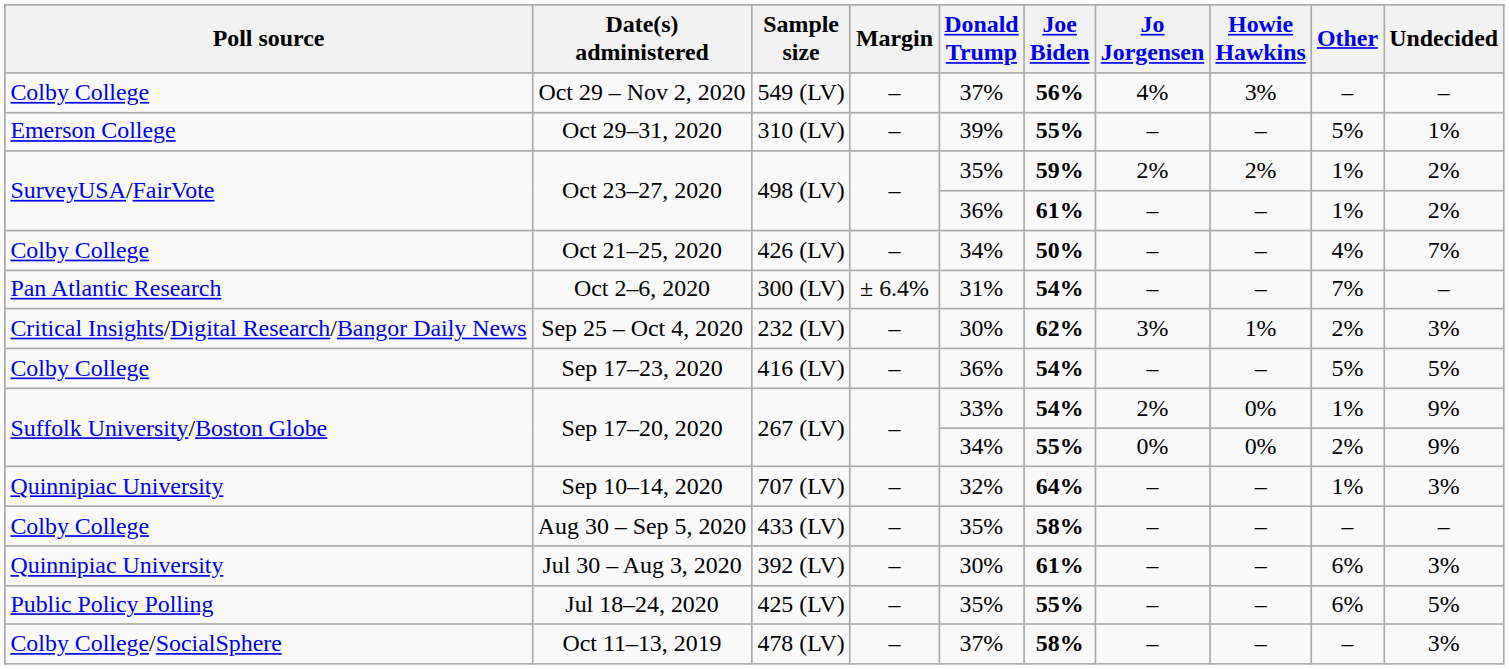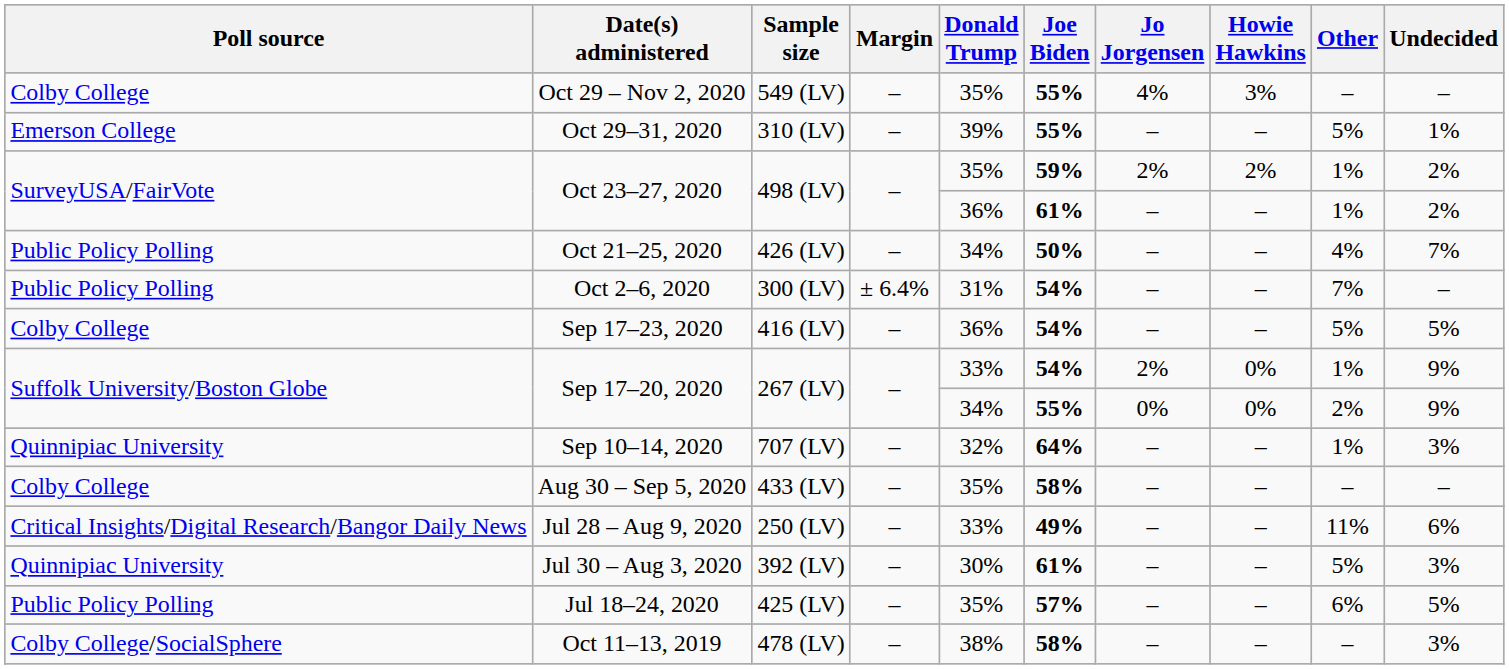(981, 92) 37% -> (981, 92) 35%
(1060, 92) 56% -> (1060, 92) 55%
(80, 249) Colby College -> (112, 249) Public Policy Polling
(116, 289) Pan Atlantic Research -> (112, 289) Public Policy Polling
- row: (642, 328)
+ row: (642, 525)
(1347, 565) 6% -> (1347, 565) 5%
(1060, 604) 55% -> (1060, 604) 57%
(981, 644) 37% -> (981, 644) 38%
